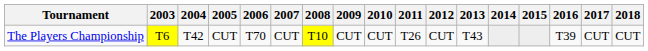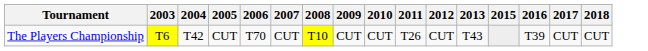- column: (503, 15)
